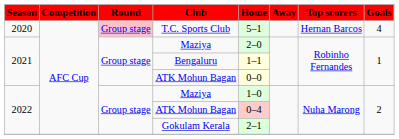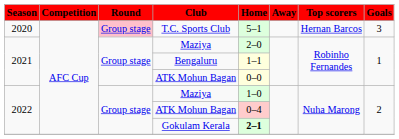(379, 28) 4 -> (379, 28) 3
(254, 126) normal -> (254, 126) bold
